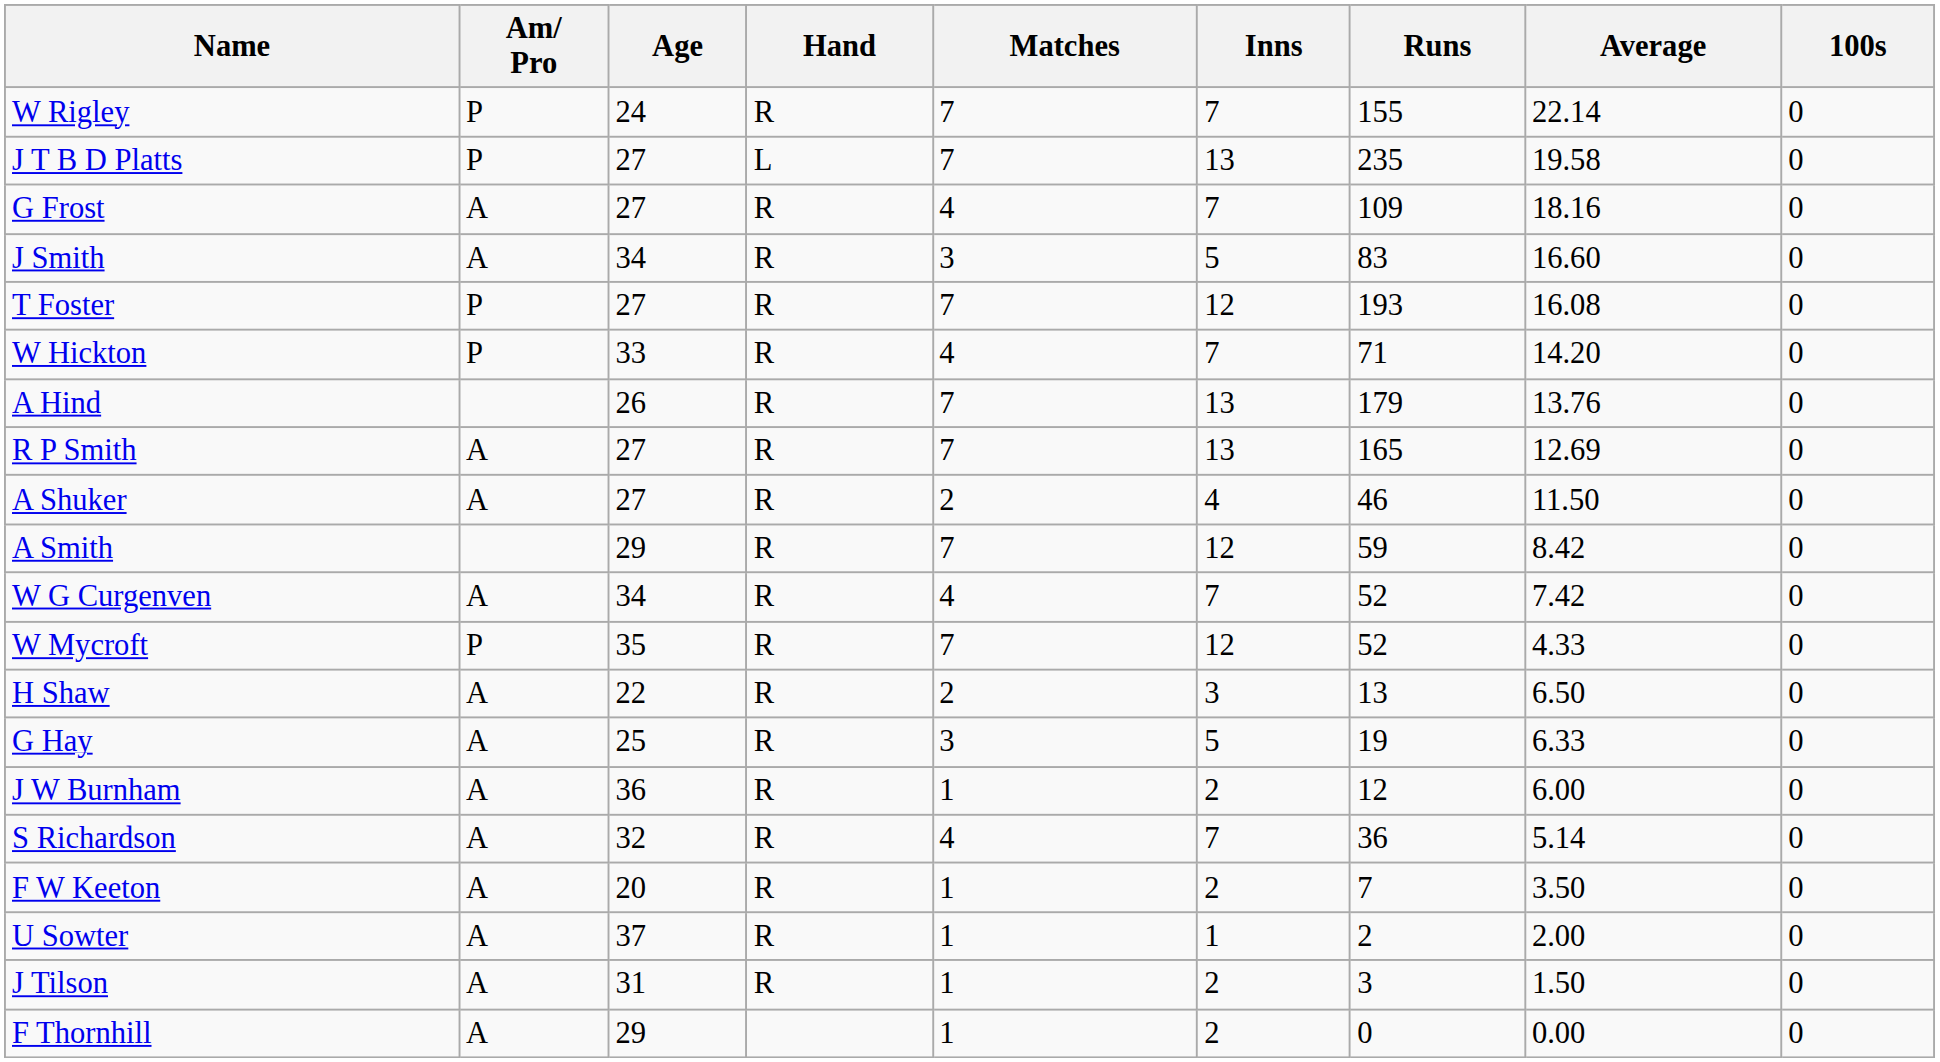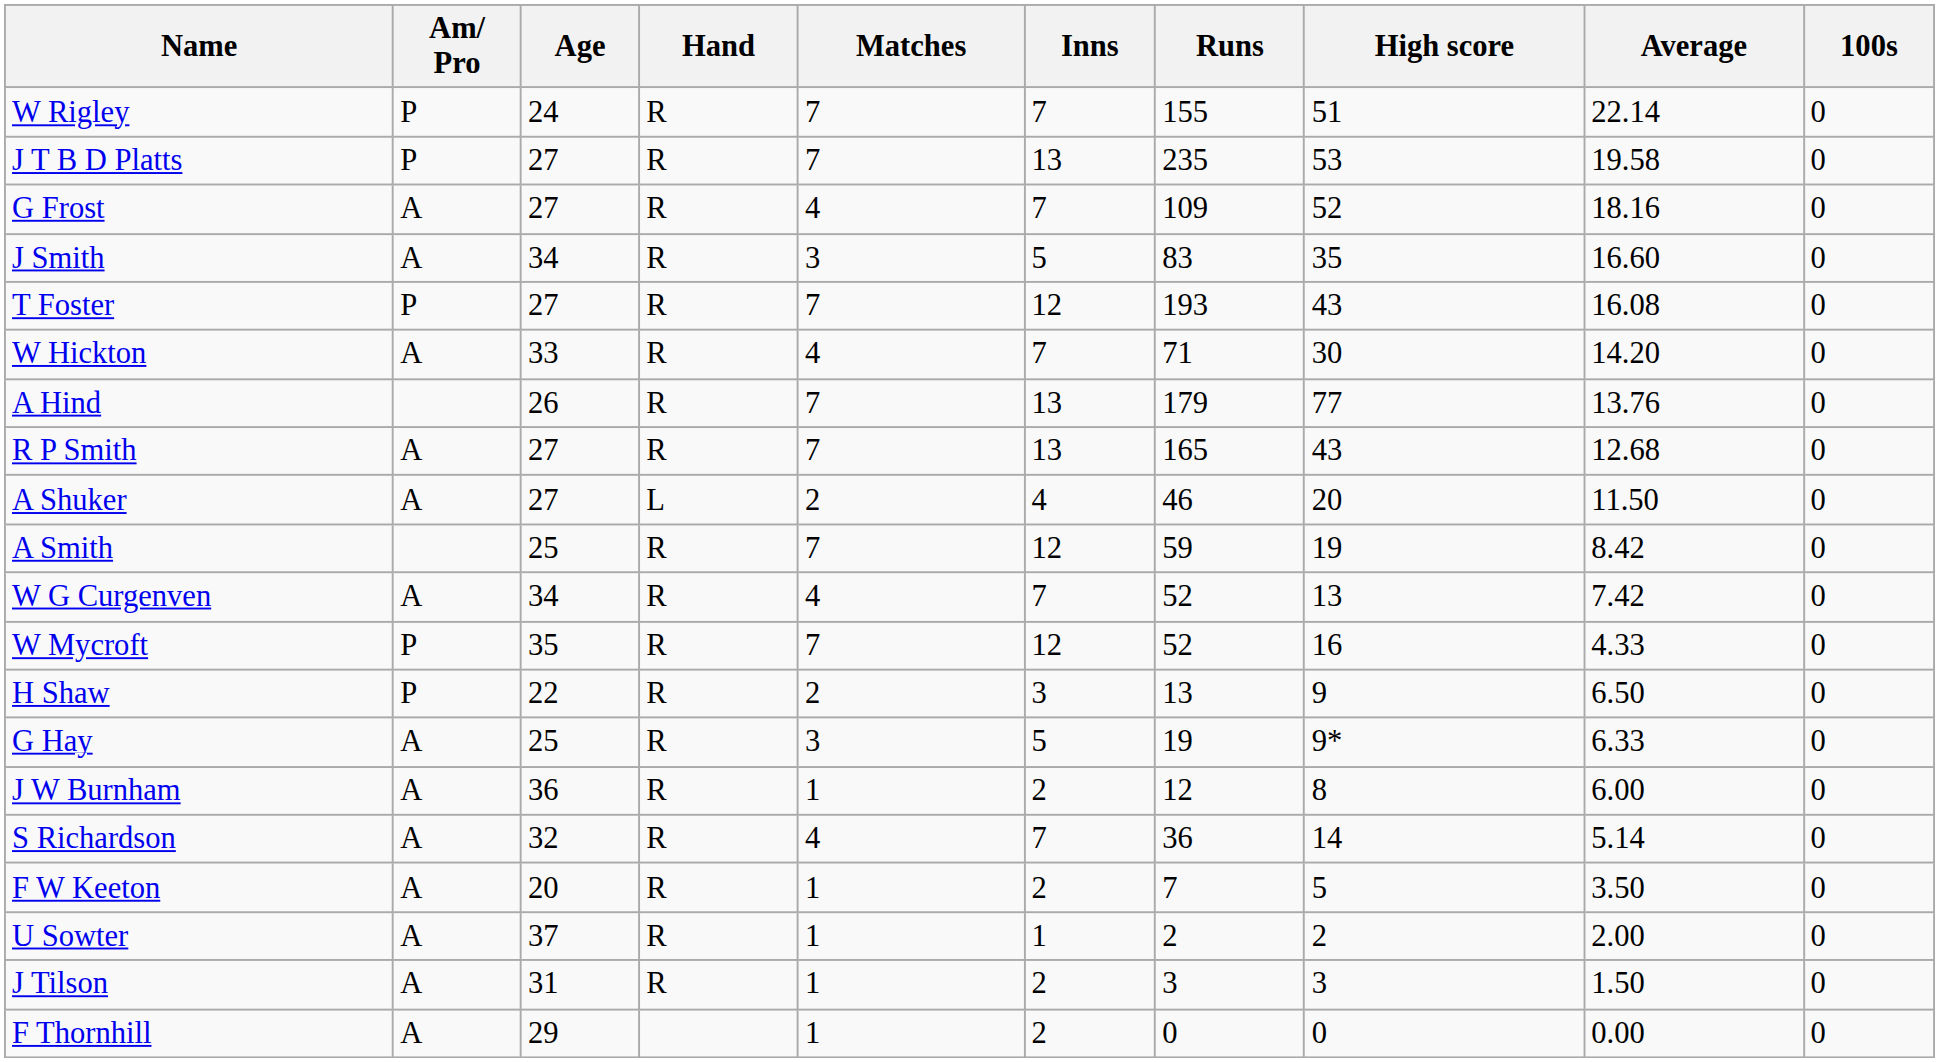+ column: (1444, 45)
(763, 160) L -> (656, 160) R
(475, 353) P -> (411, 353) A
(1566, 450) 12.69 -> (1626, 450) 12.68
(764, 499) R -> (656, 499) L
(631, 547) 29 -> (543, 547) 25
(477, 693) A -> (409, 693) P
